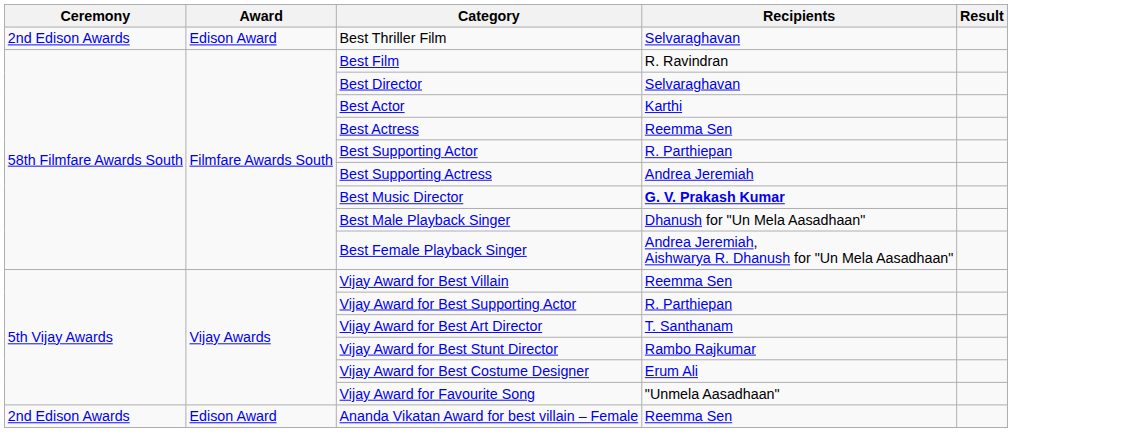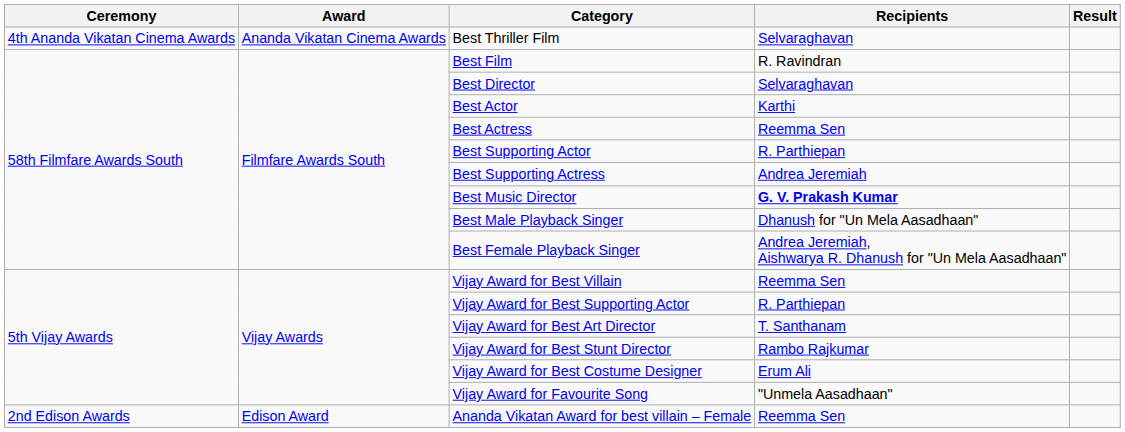(69, 39) 2nd Edison Awards -> (121, 39) 4th Ananda Vikatan Cinema Awards
(233, 39) Edison Award -> (344, 39) Ananda Vikatan Cinema Awards
